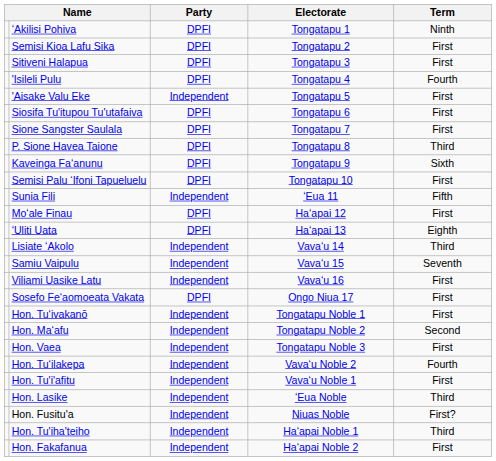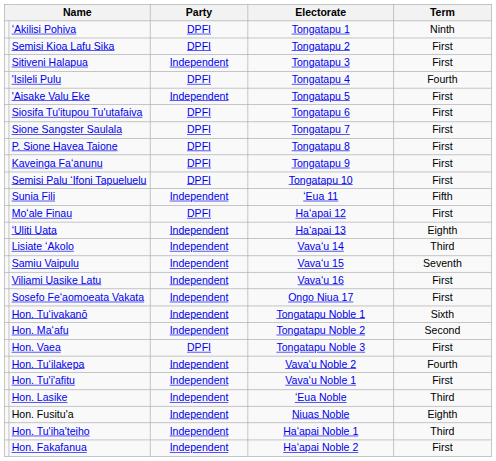(199, 63) DPFI -> (199, 63) Independent
(442, 146) Third -> (442, 146) First
(442, 163) Sixth -> (442, 163) First
(199, 230) DPFI -> (199, 230) Independent
(199, 297) DPFI -> (199, 297) Independent
(442, 314) First -> (442, 314) Sixth
(199, 347) Independent -> (199, 347) DPFI
(442, 414) First? -> (442, 414) Eighth
